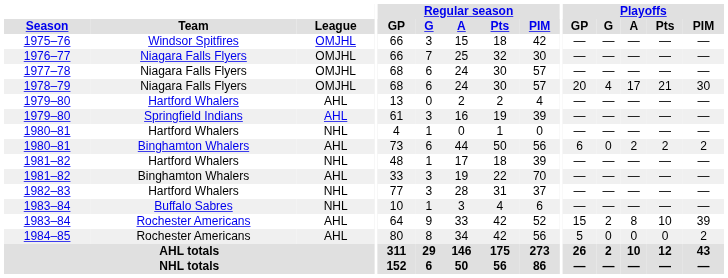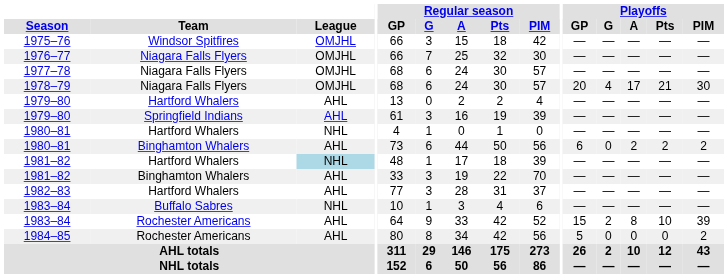(336, 161) no background -> (336, 161) lightblue background
(336, 191) NHL -> (336, 191) AHL
